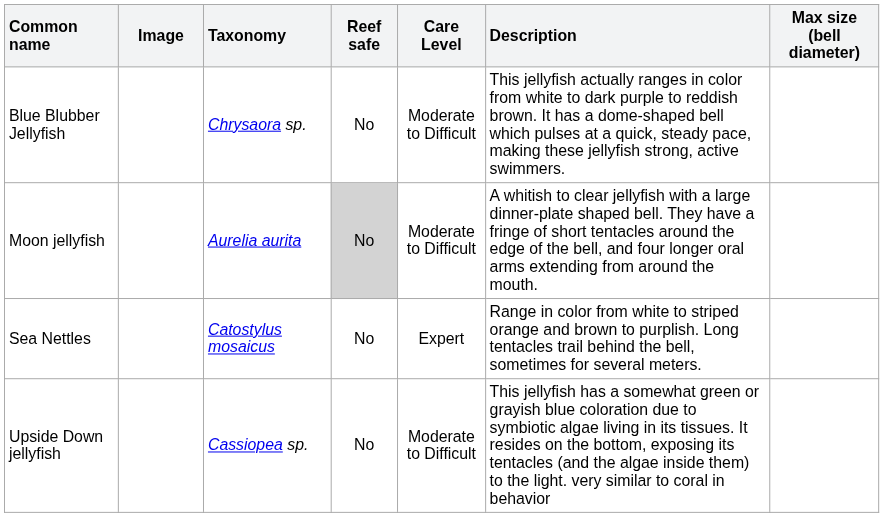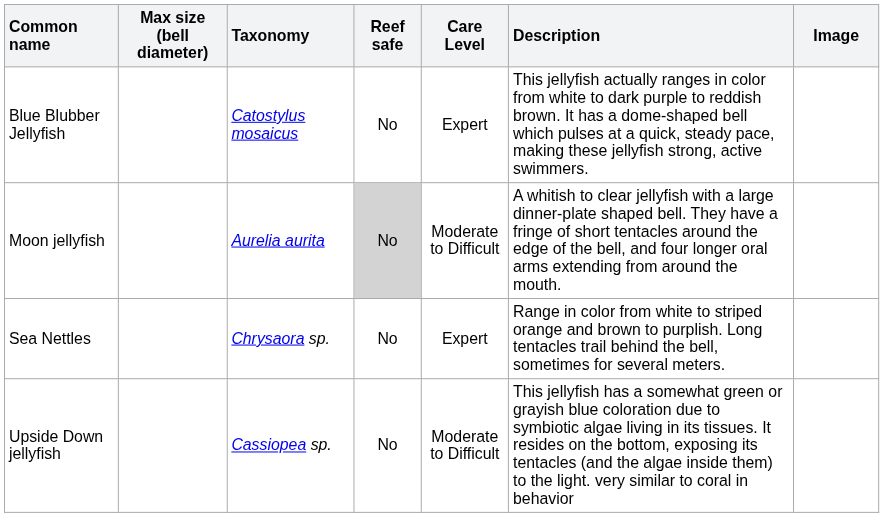columns swapped: (161, 35) <-> (824, 35)
(257, 124) Chrysaora sp. -> (268, 124) Catostylus mosaicus
(441, 124) Moderate to Difficult -> (465, 124) Expert
(245, 338) Catostylus mosaicus -> (281, 338) Chrysaora sp.
